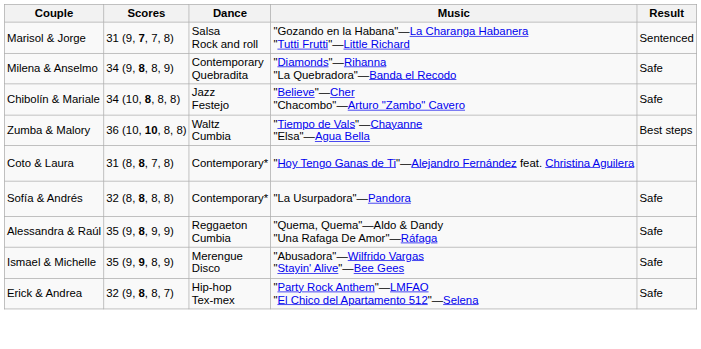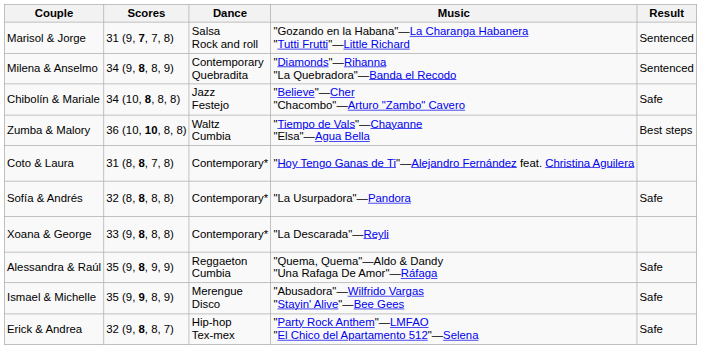(651, 68) Safe -> (667, 68) Sentenced
+ row: (49, 234)
